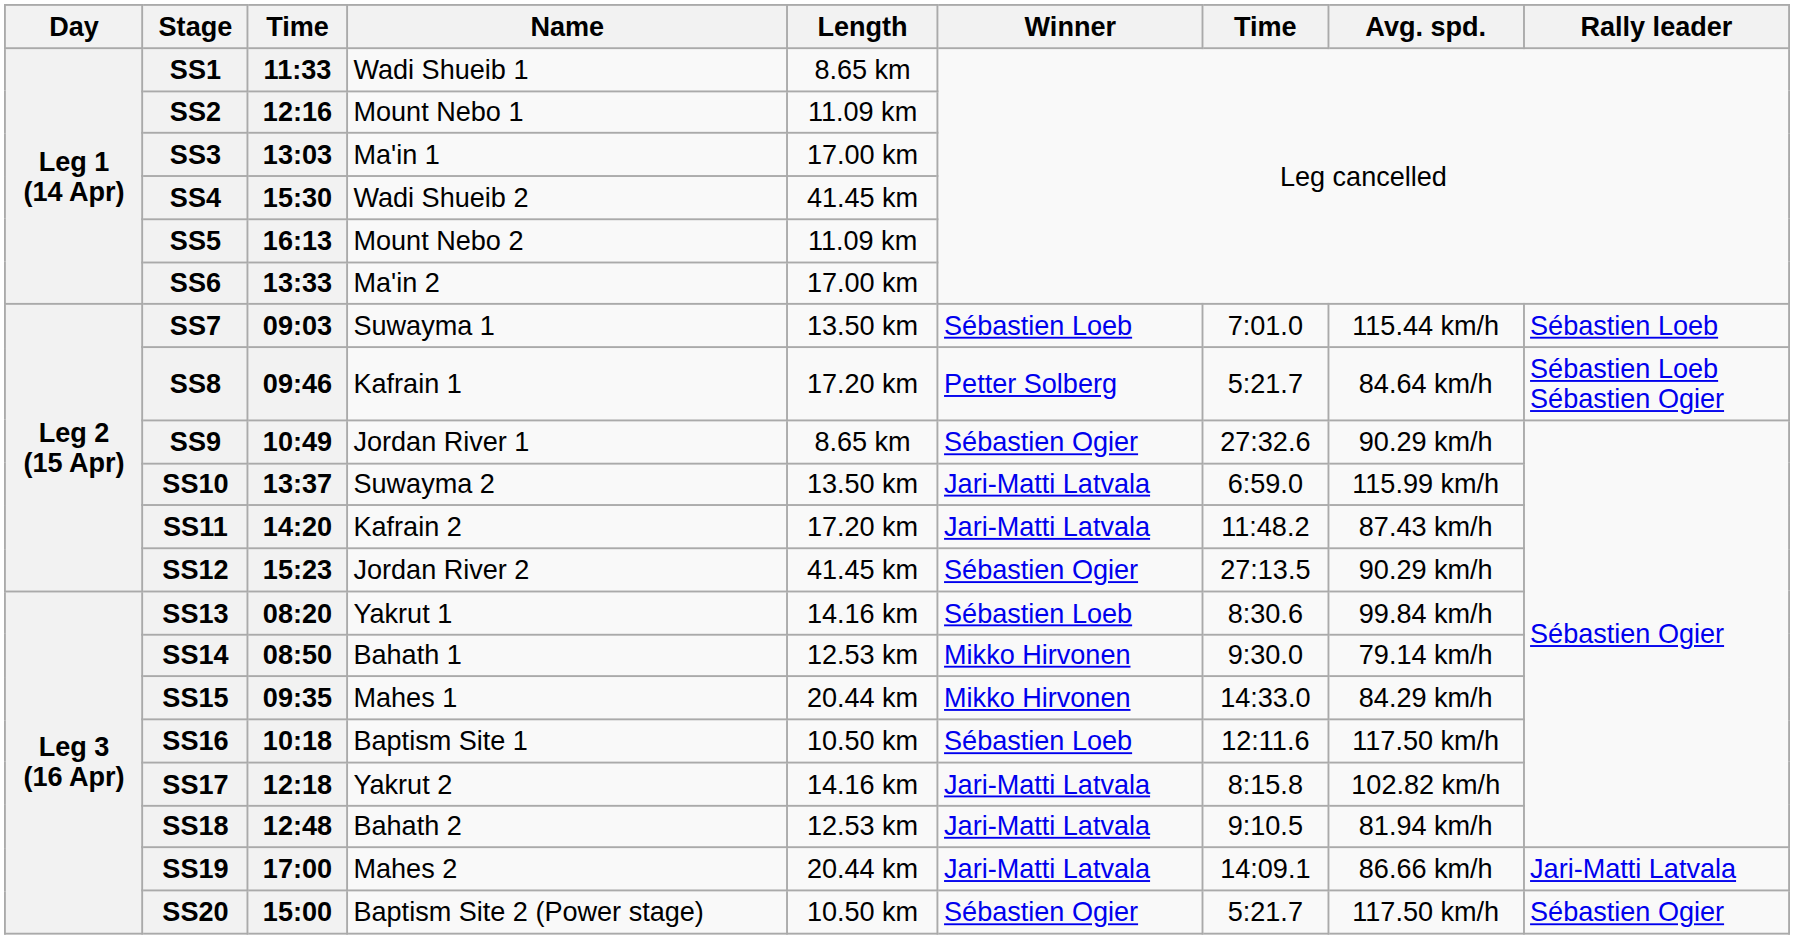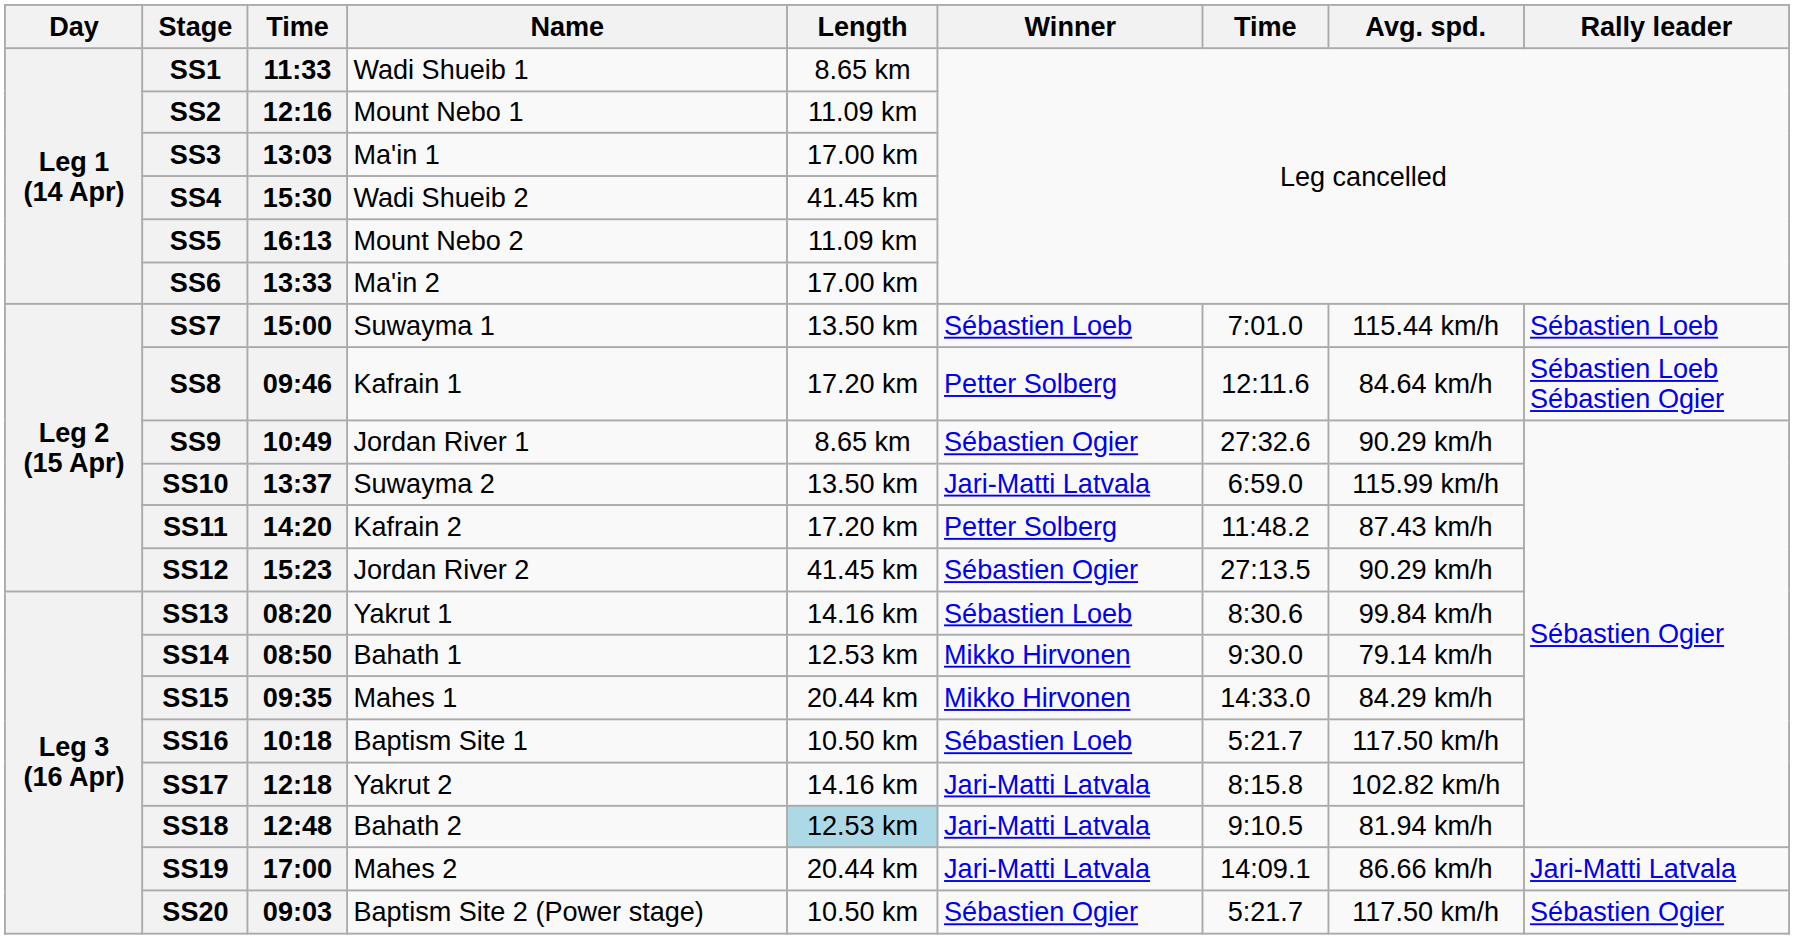(297, 326) 09:03 -> (297, 326) 15:00
(1265, 384) 5:21.7 -> (1265, 384) 12:11.6
(1047, 527) Jari-Matti Latvala -> (1031, 527) Petter Solberg
(1265, 741) 12:11.6 -> (1265, 741) 5:21.7
(863, 827) no background -> (863, 827) lightblue background
(297, 912) 15:00 -> (297, 912) 09:03
